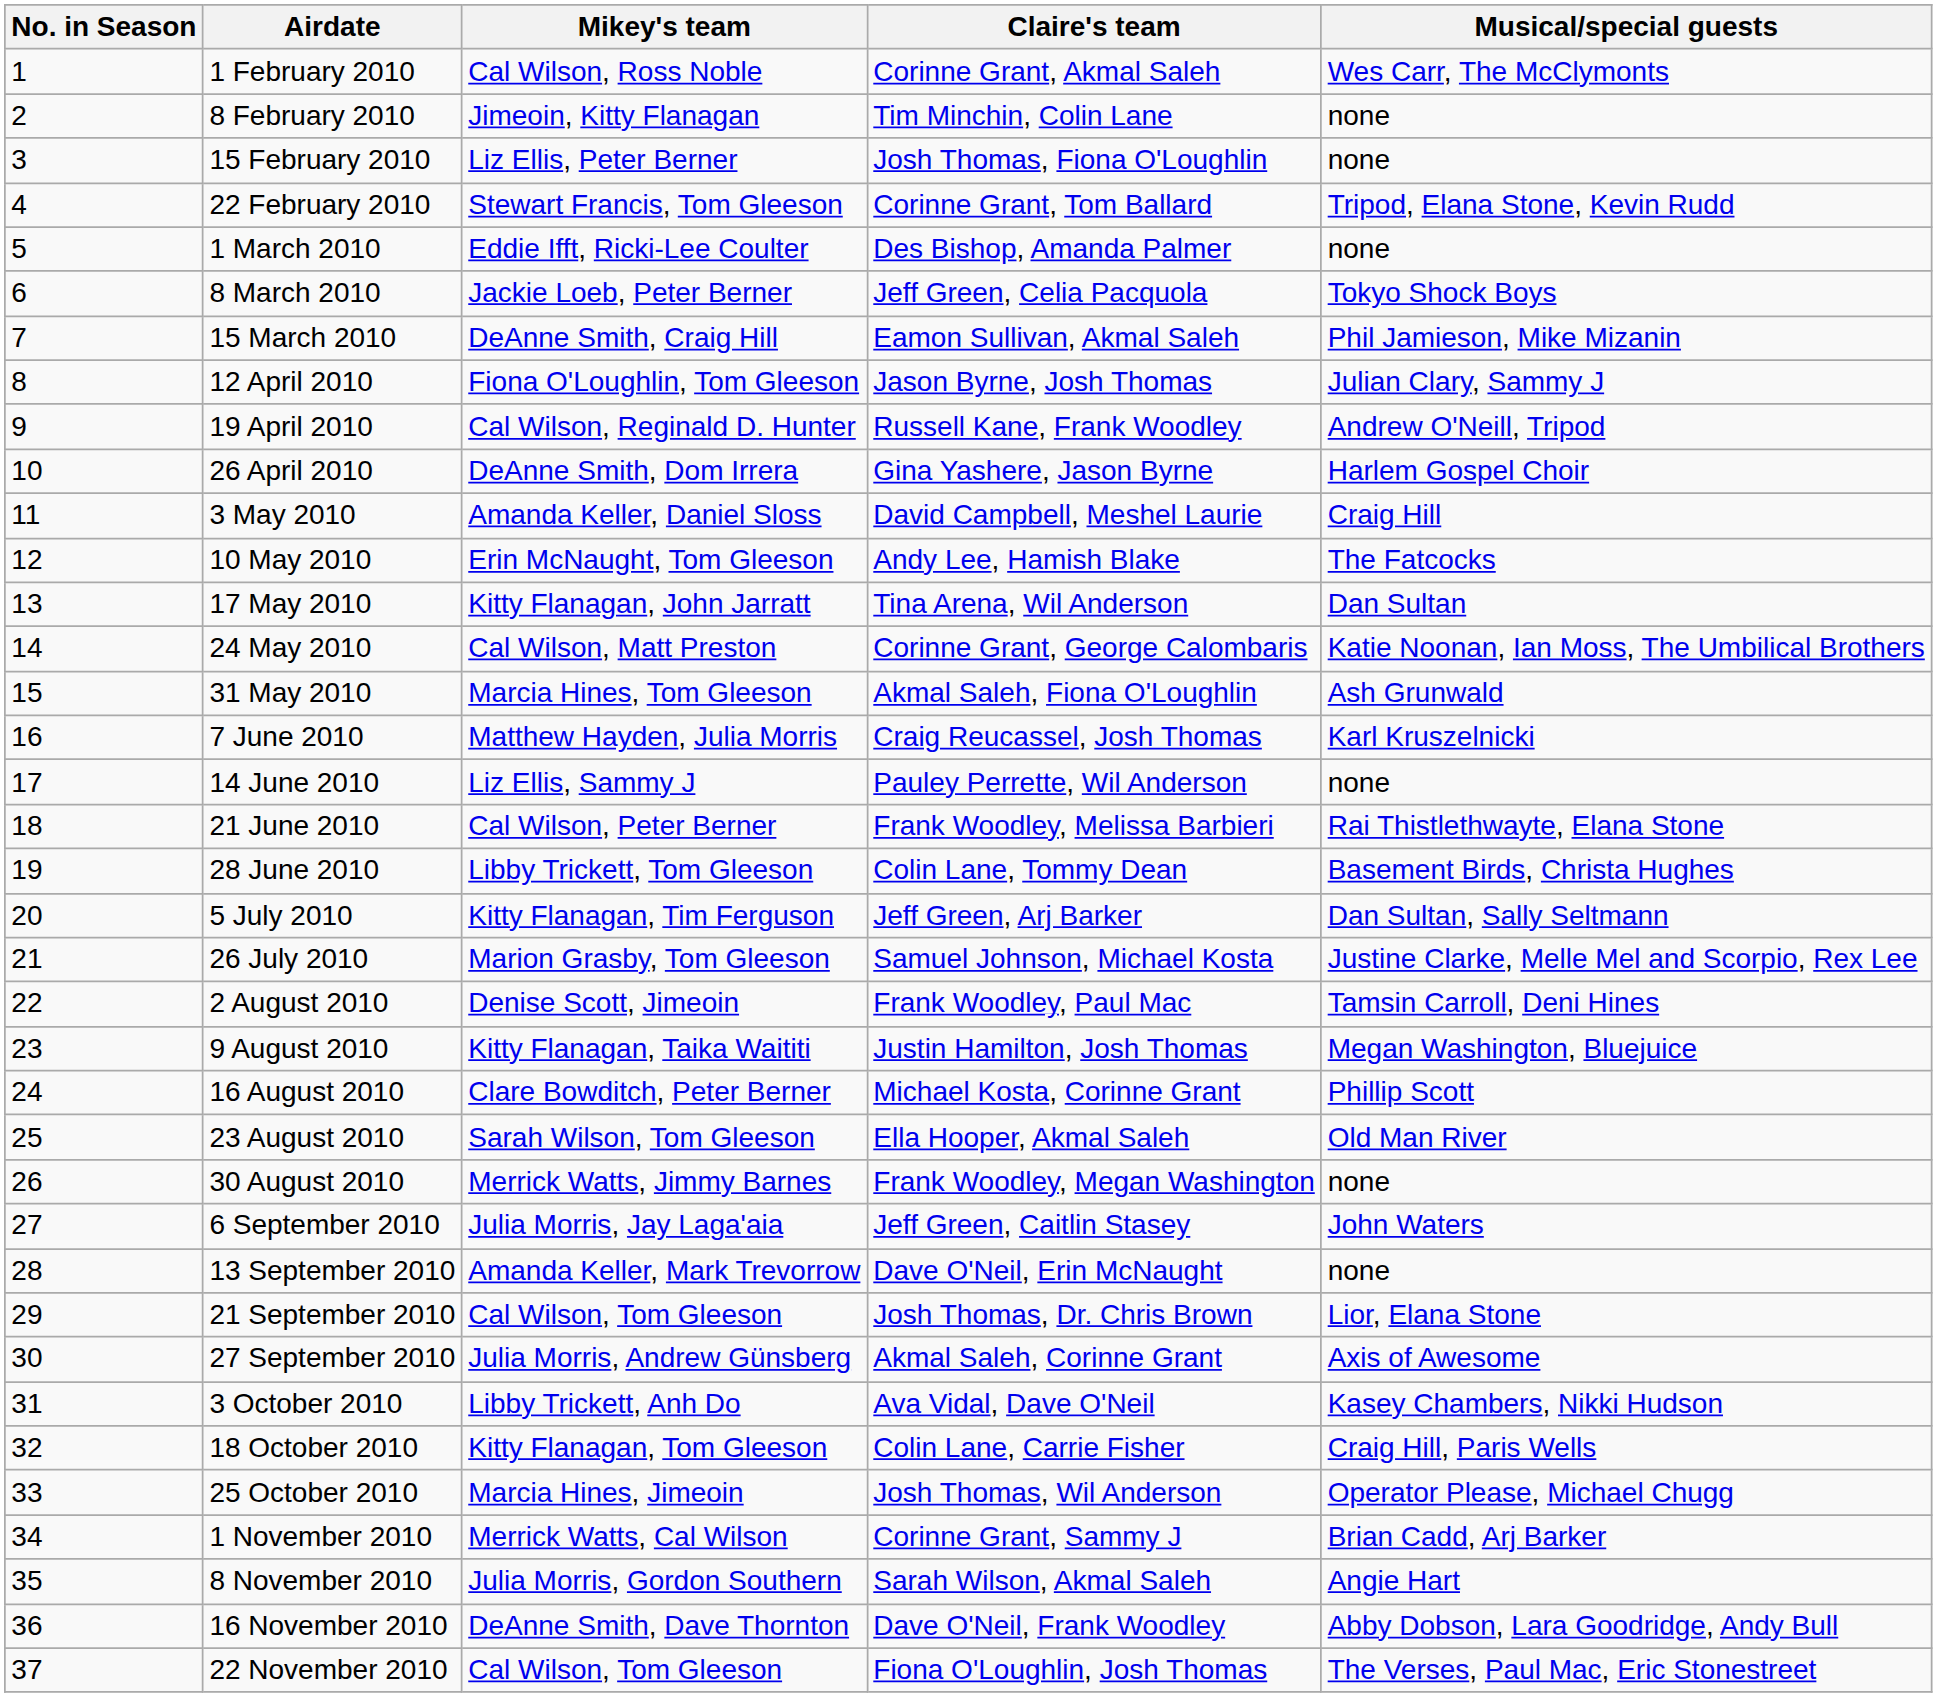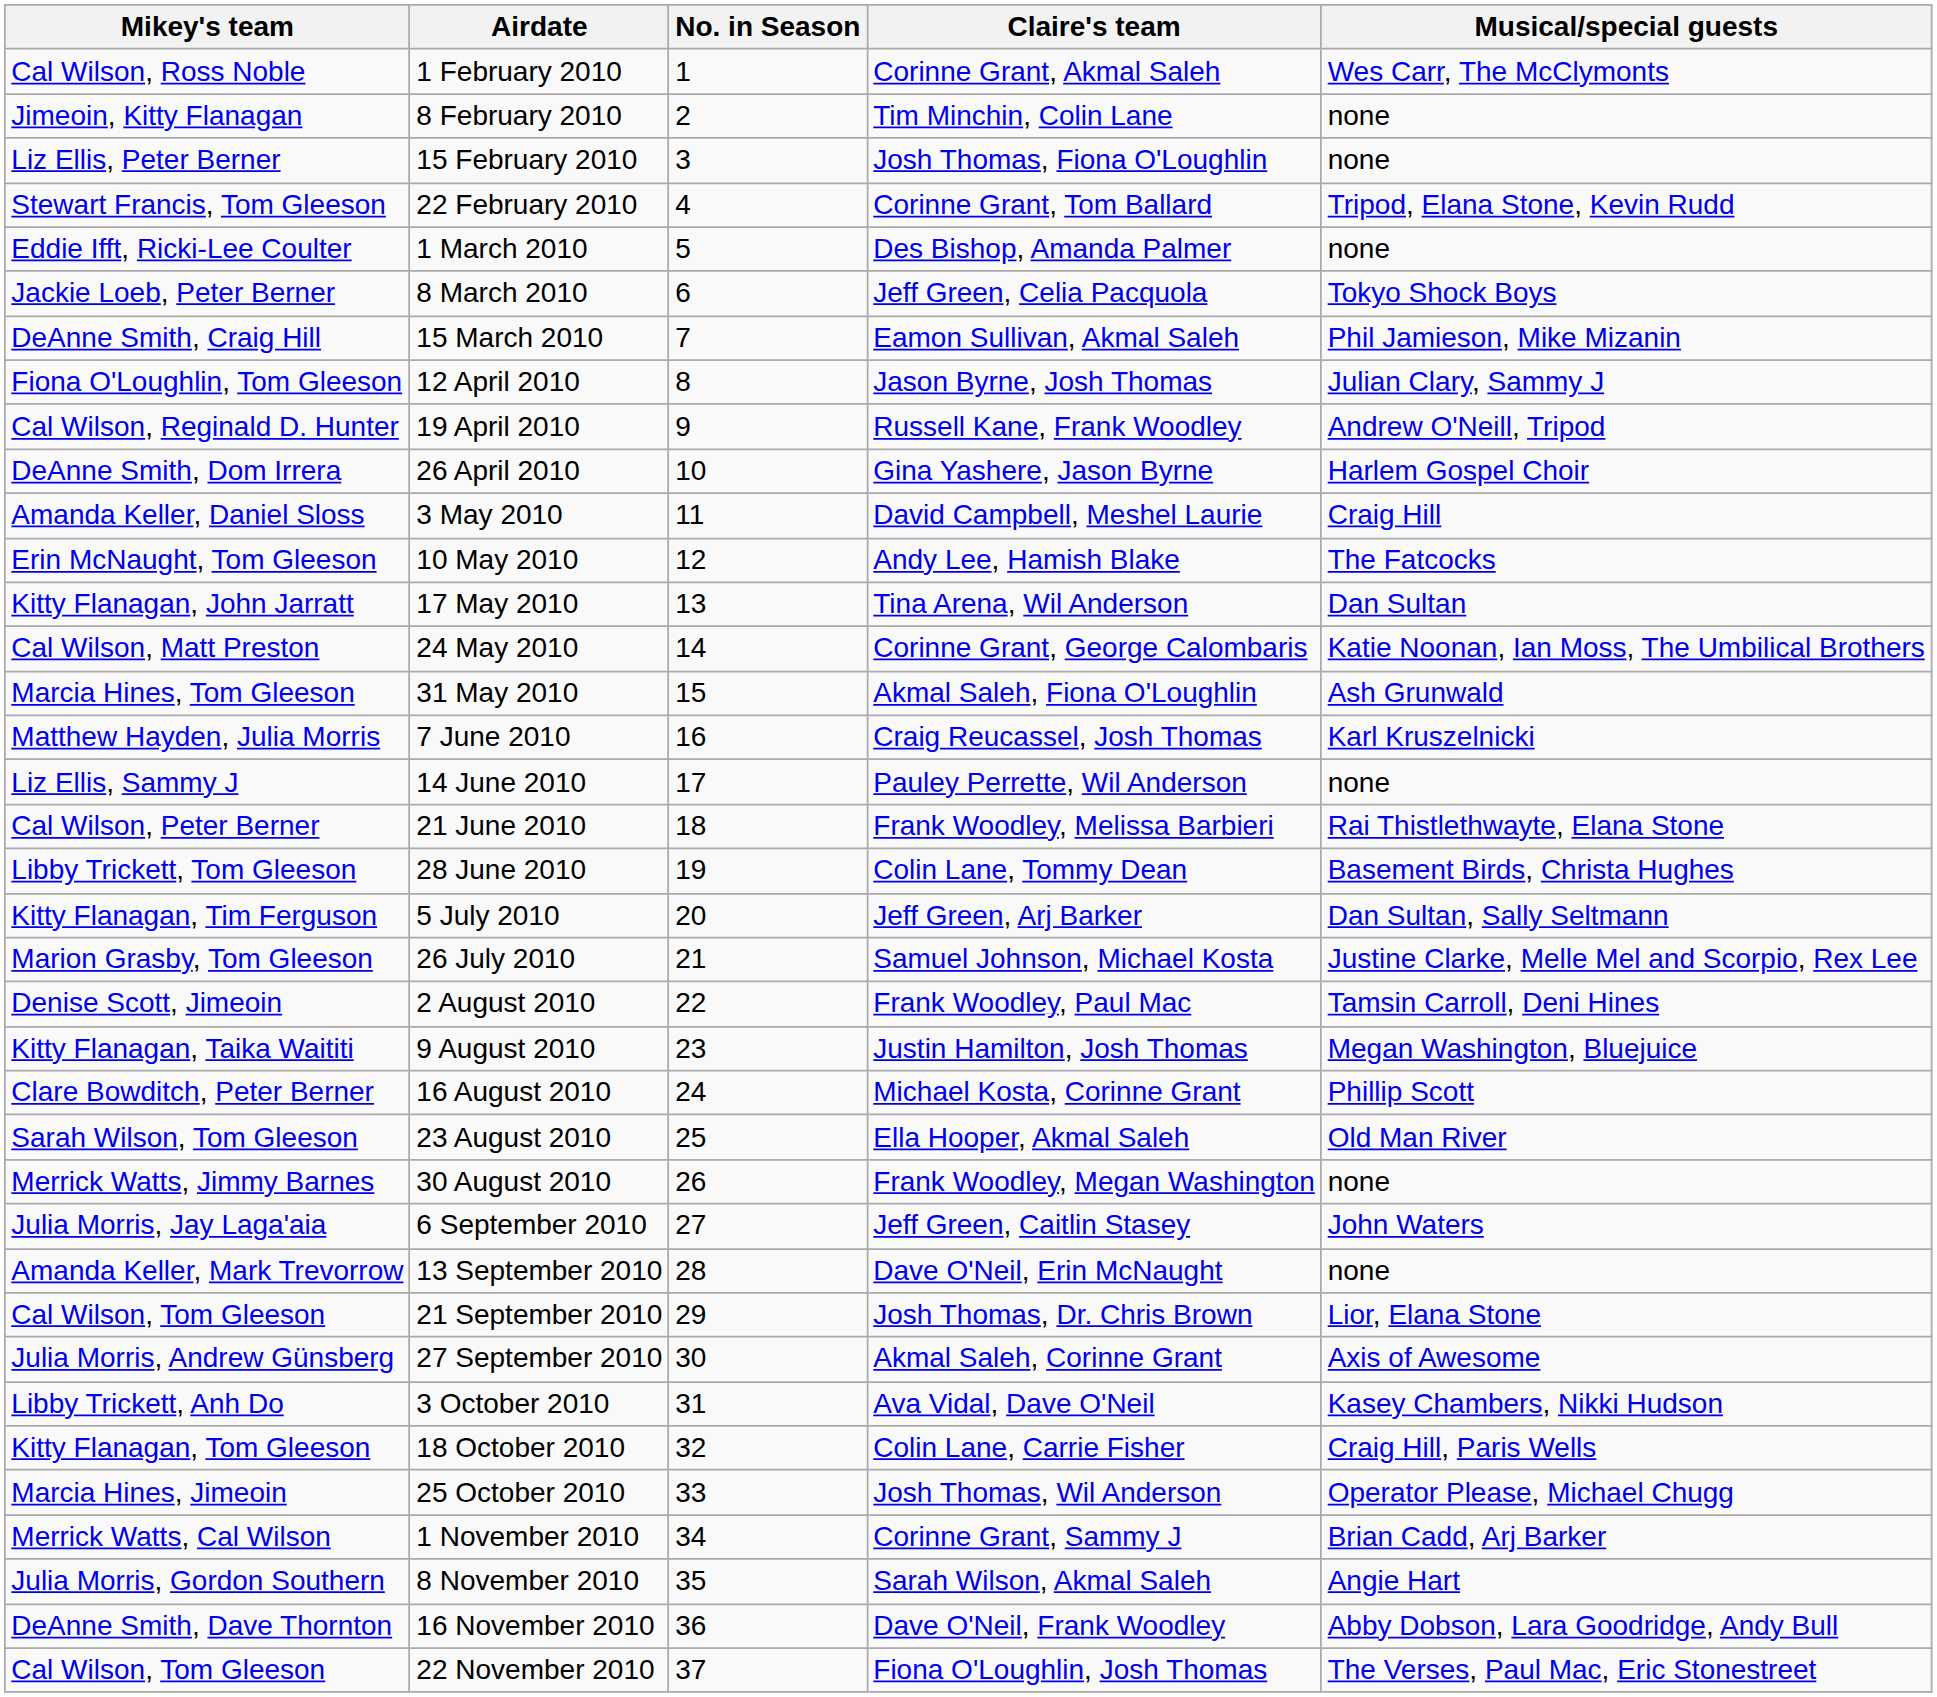columns swapped: (104, 26) <-> (664, 26)
